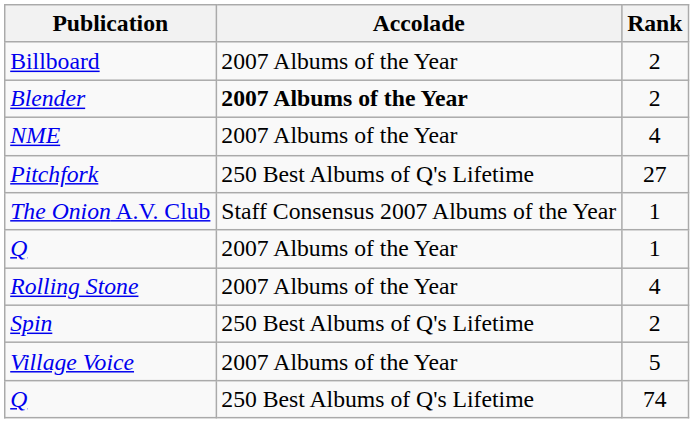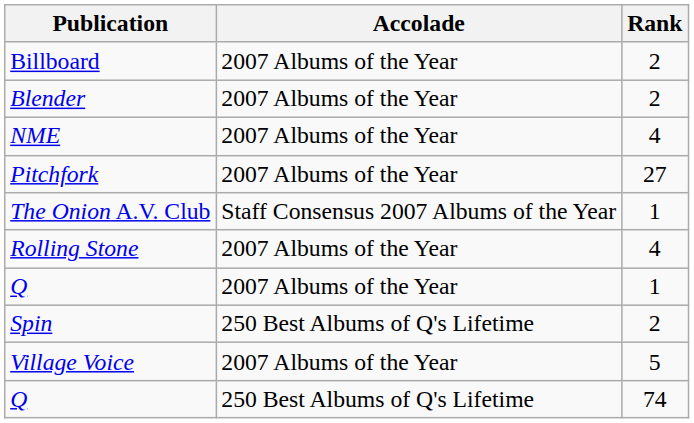(345, 98) bold -> (339, 98) normal
(378, 173) 250 Best Albums of Q's Lifetime -> (339, 173) 2007 Albums of the Year
rows swapped: (19, 248) <-> (74, 286)
